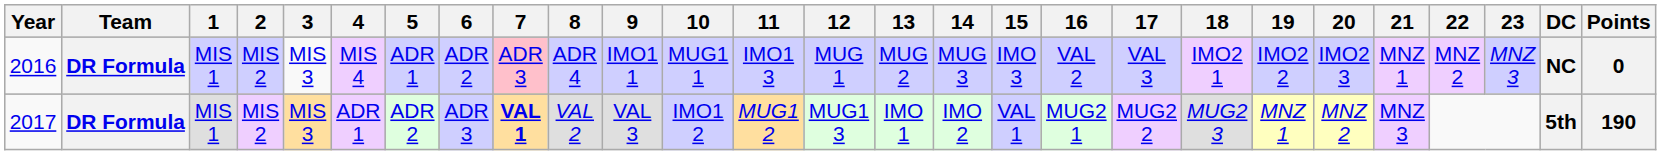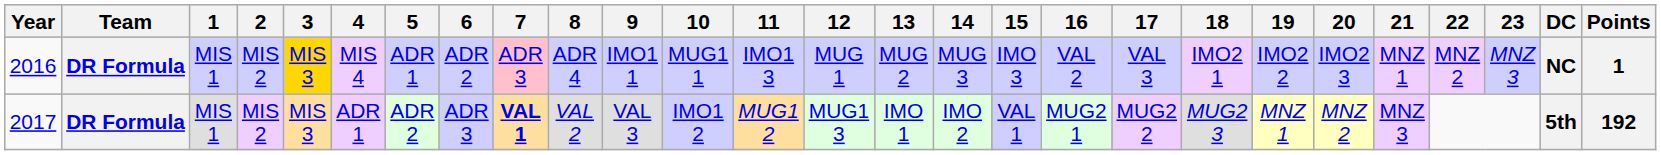(308, 65) no background -> (308, 65) gold background
(1619, 65) 0 -> (1619, 65) 1
(1619, 122) 190 -> (1619, 122) 192
